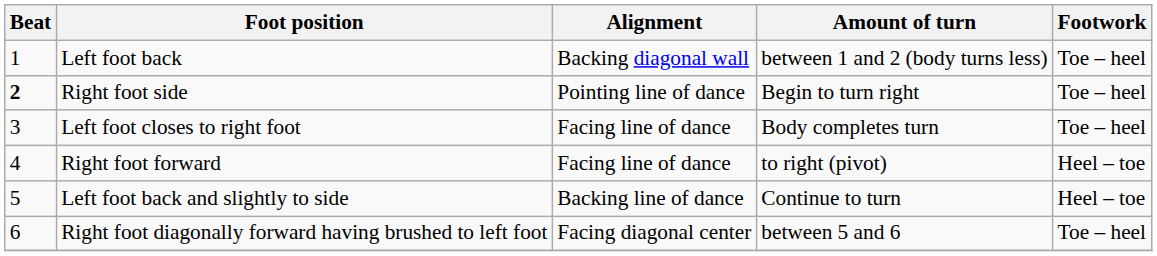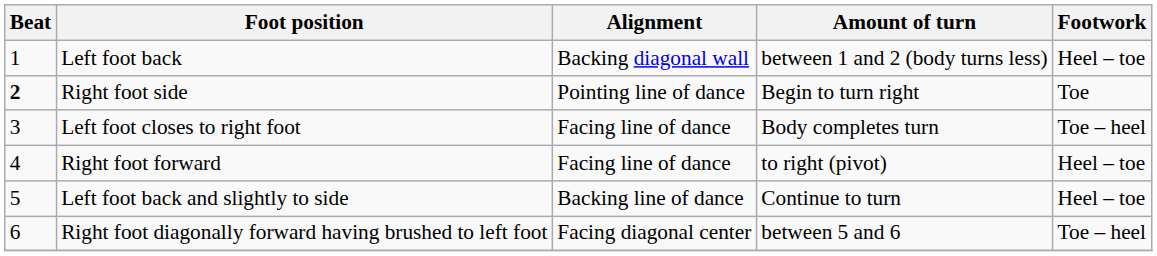(1102, 57) Toe – heel -> (1101, 57) Heel – toe
(1102, 92) Toe – heel -> (1073, 92) Toe
